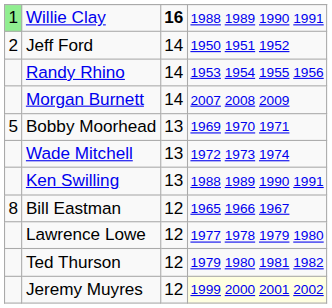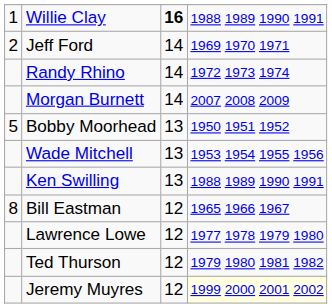(13, 18) lightgreen background -> (13, 18) no background
(240, 45) 1950 1951 1952 -> (240, 45) 1969 1970 1971
(257, 72) 1953 1954 1955 1956 -> (240, 72) 1972 1973 1974
(240, 127) 1969 1970 1971 -> (240, 127) 1950 1951 1952
(240, 154) 1972 1973 1974 -> (257, 154) 1953 1954 1955 1956
